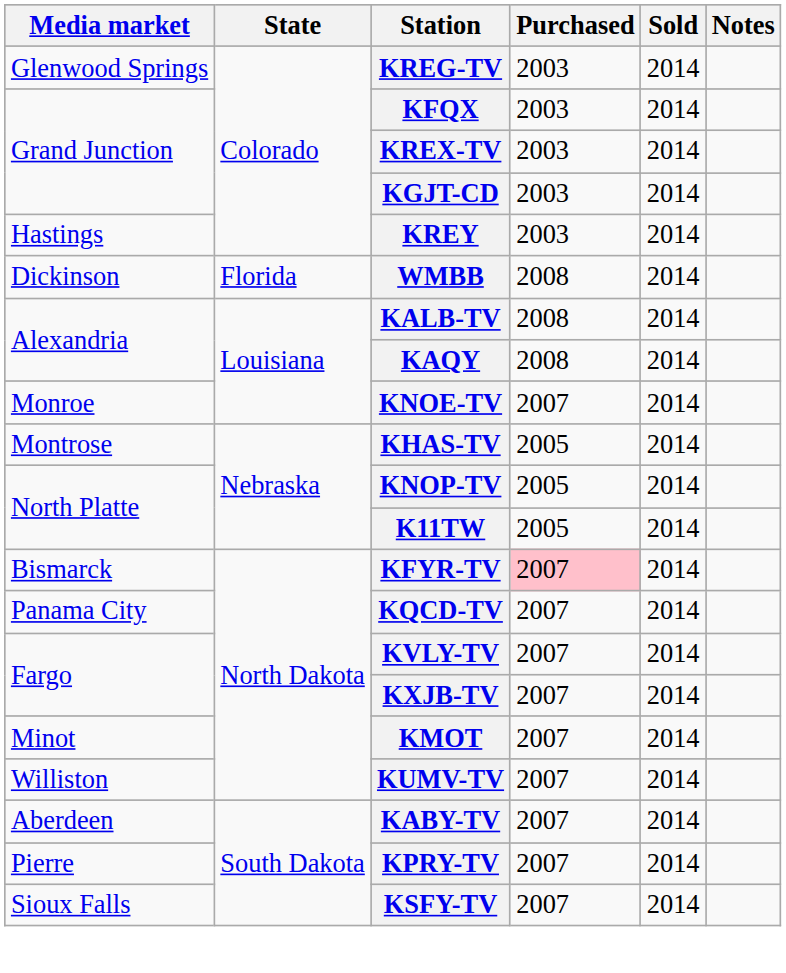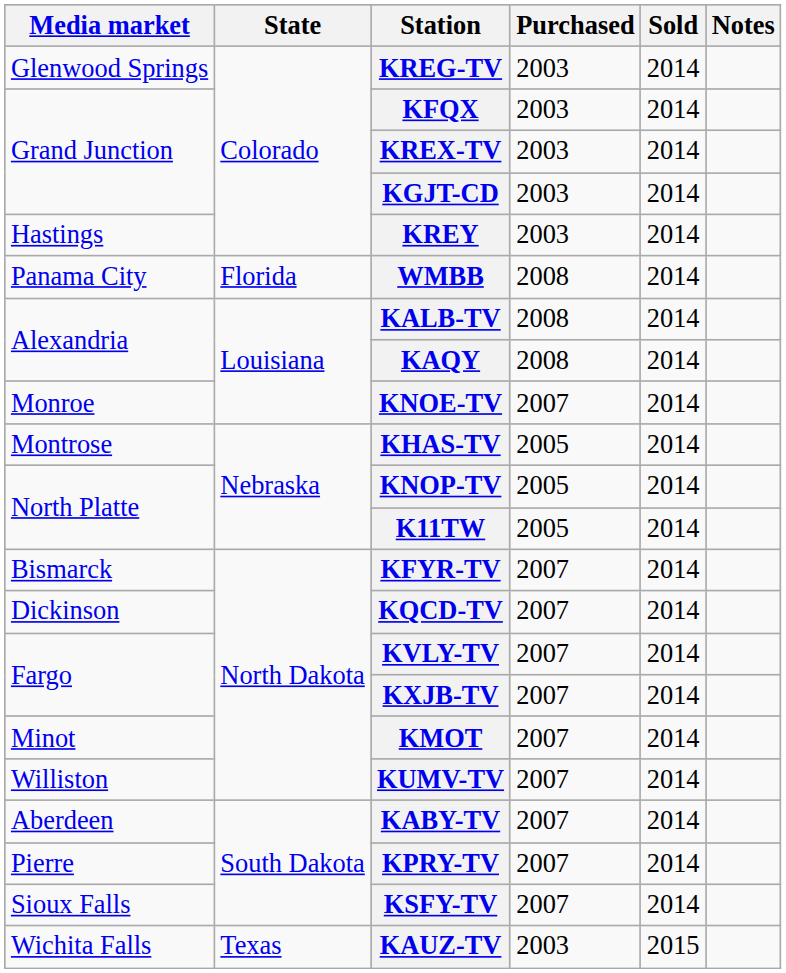(65, 276) Dickinson -> (79, 276) Panama City
(543, 569) pink background -> (543, 569) no background
(79, 611) Panama City -> (65, 611) Dickinson
+ row: (441, 946)
